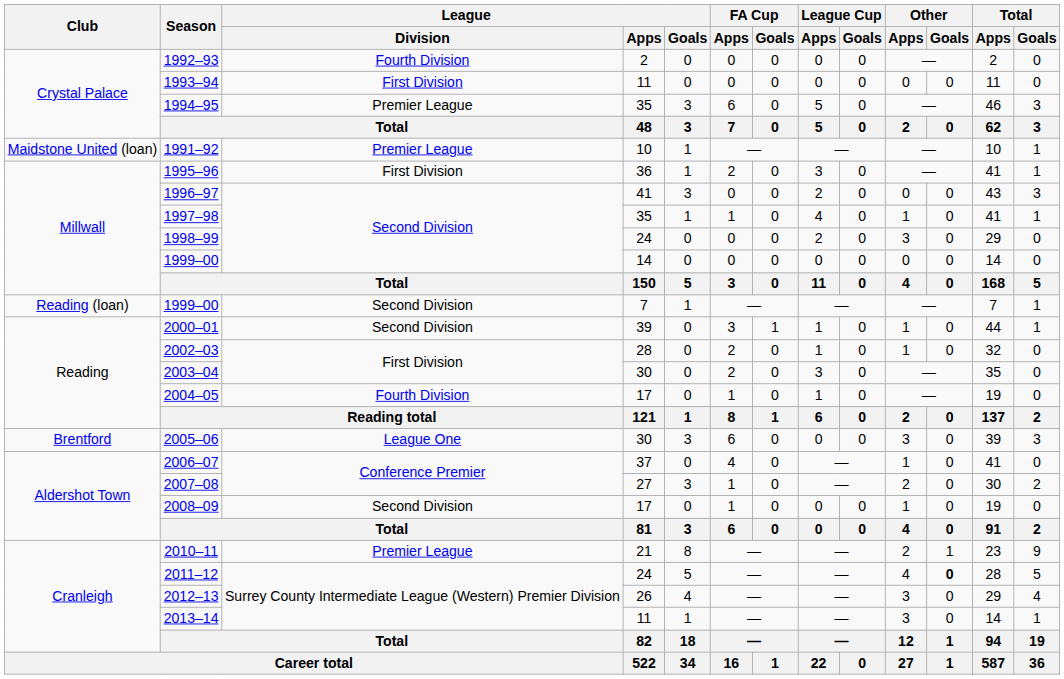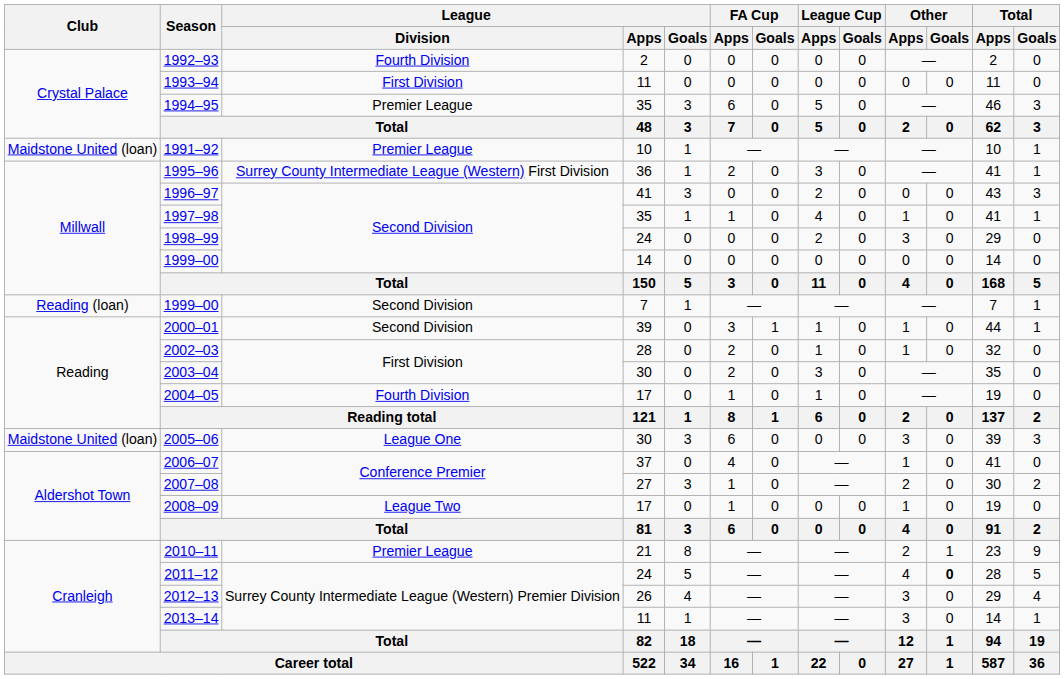(422, 171) First Division -> (422, 171) Surrey County Intermediate League (Western) First Division
(82, 439) Brentford -> (82, 439) Maidstone United (loan)
(422, 506) Second Division -> (422, 506) League Two
